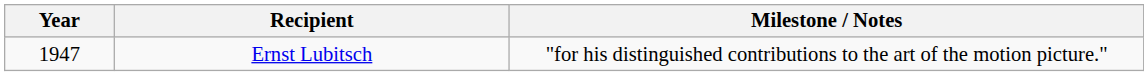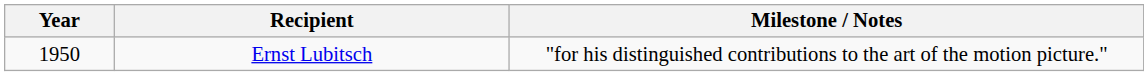(59, 53) 1947 -> (59, 53) 1950
